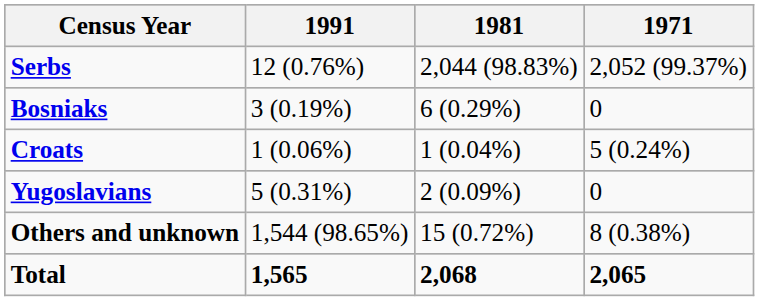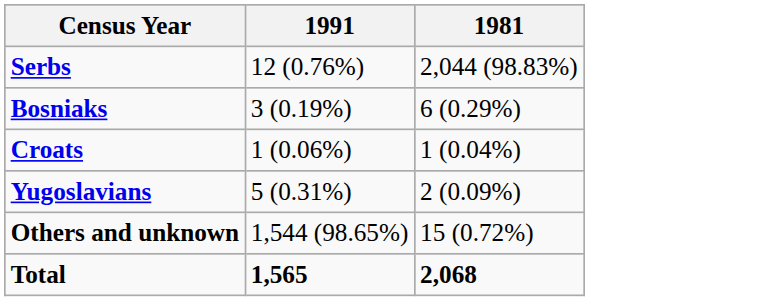- column: (668, 25)
